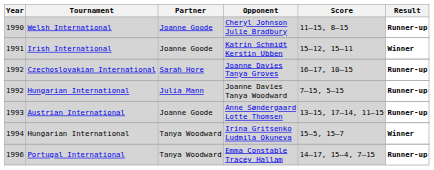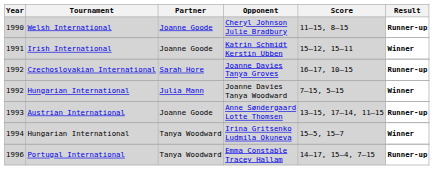(407, 91) Runner-up -> (401, 91) Winner
